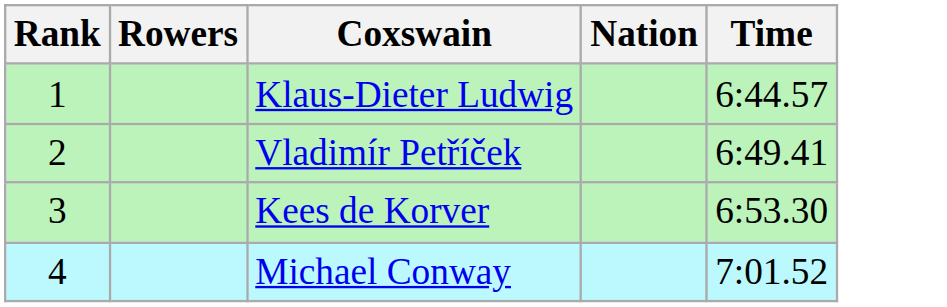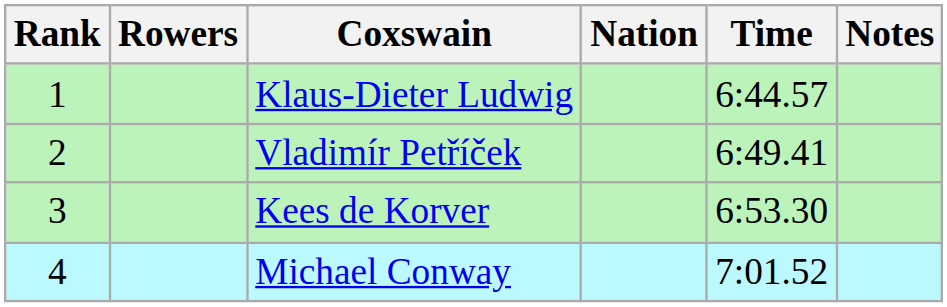+ column: (890, 34)
